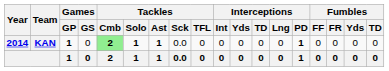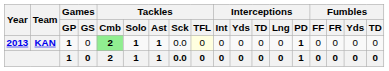(17, 43) 2014 -> (17, 43) 2013
(202, 43) no background -> (202, 43) lightyellow background
